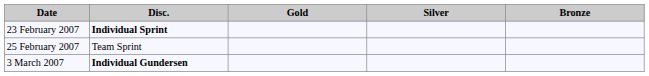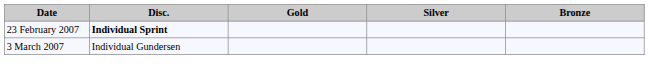- row: (43, 46)
(140, 63) bold -> (136, 46) normal
